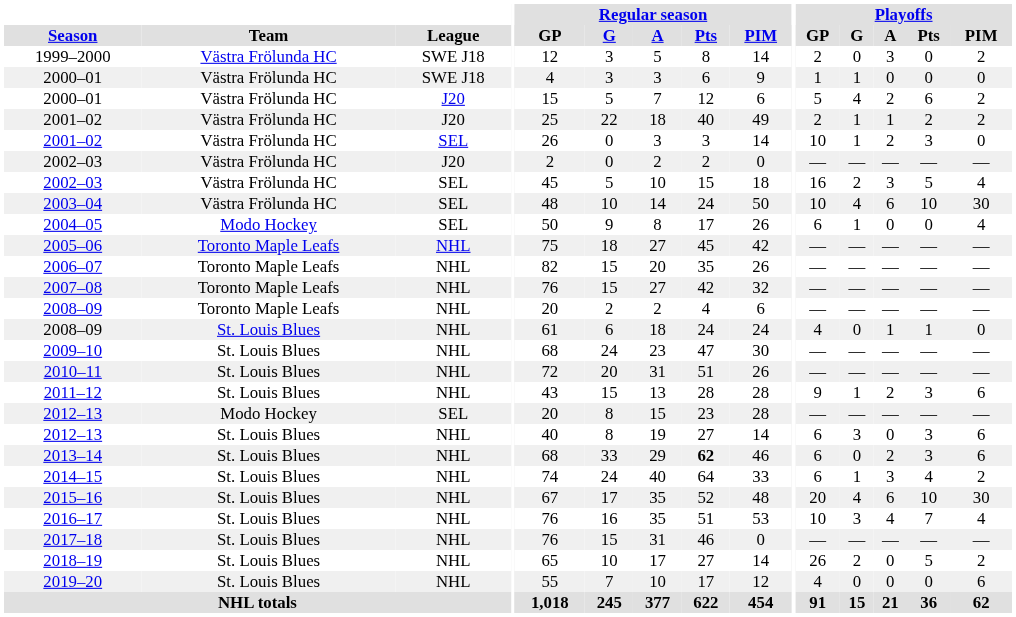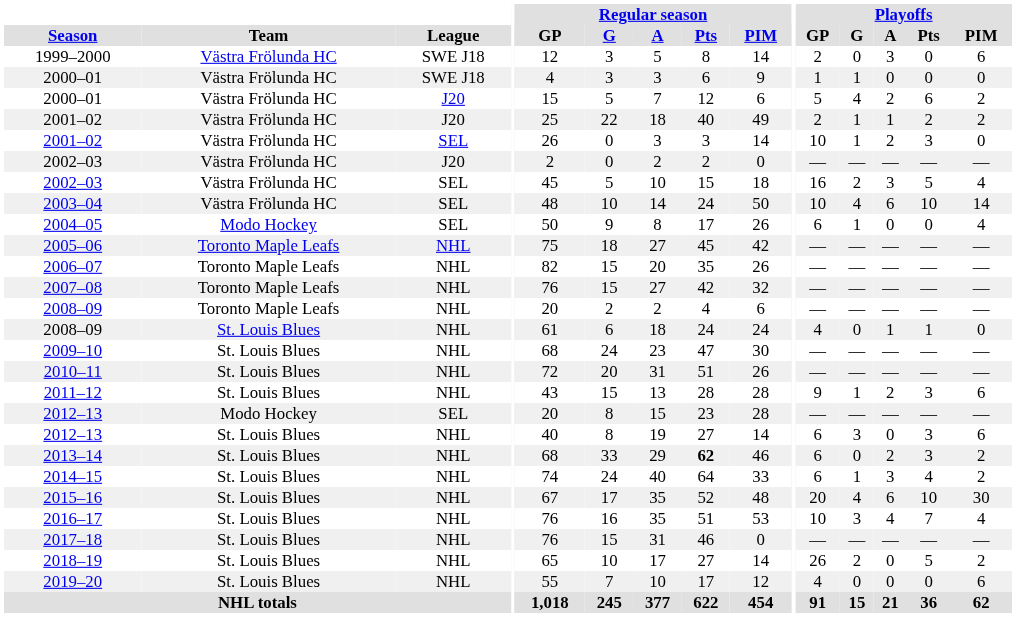(981, 56) 2 -> (981, 56) 6
(981, 203) 30 -> (981, 203) 14
(981, 455) 6 -> (981, 455) 2
